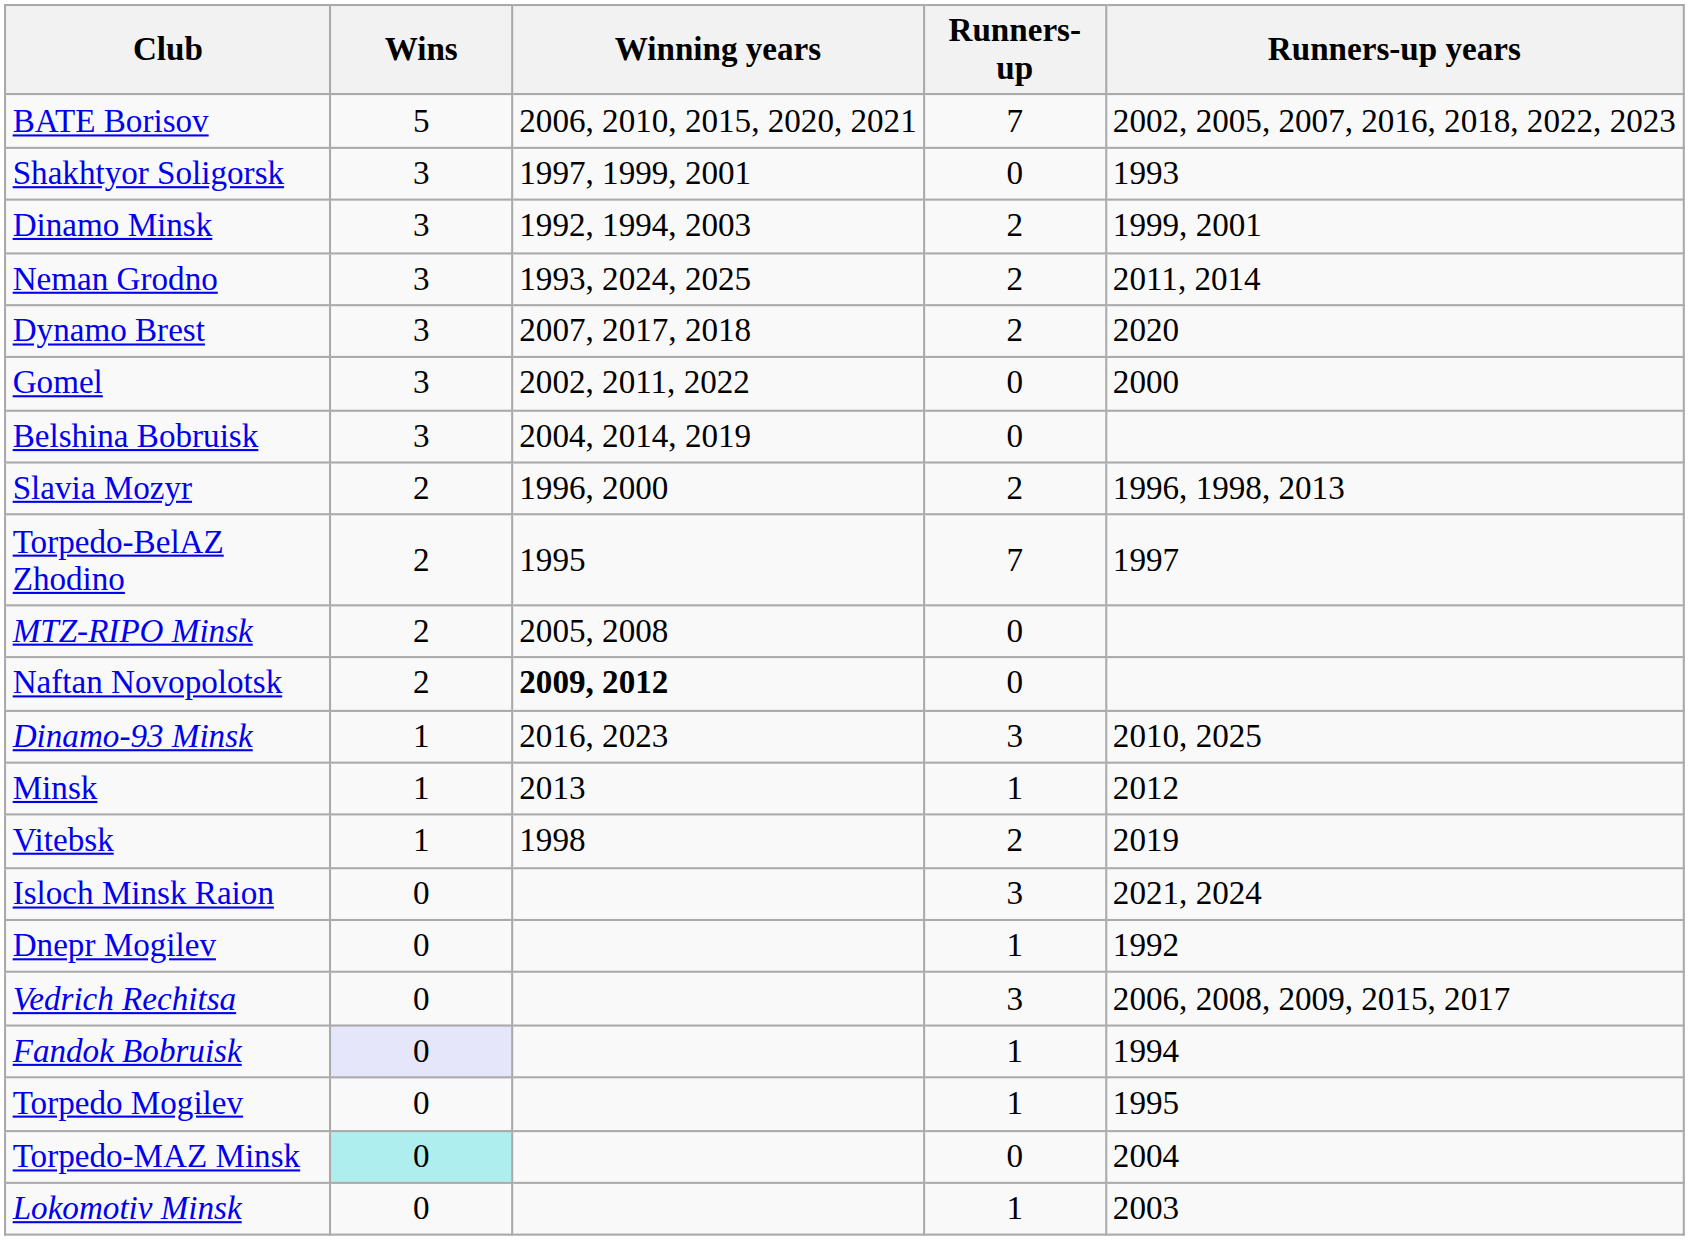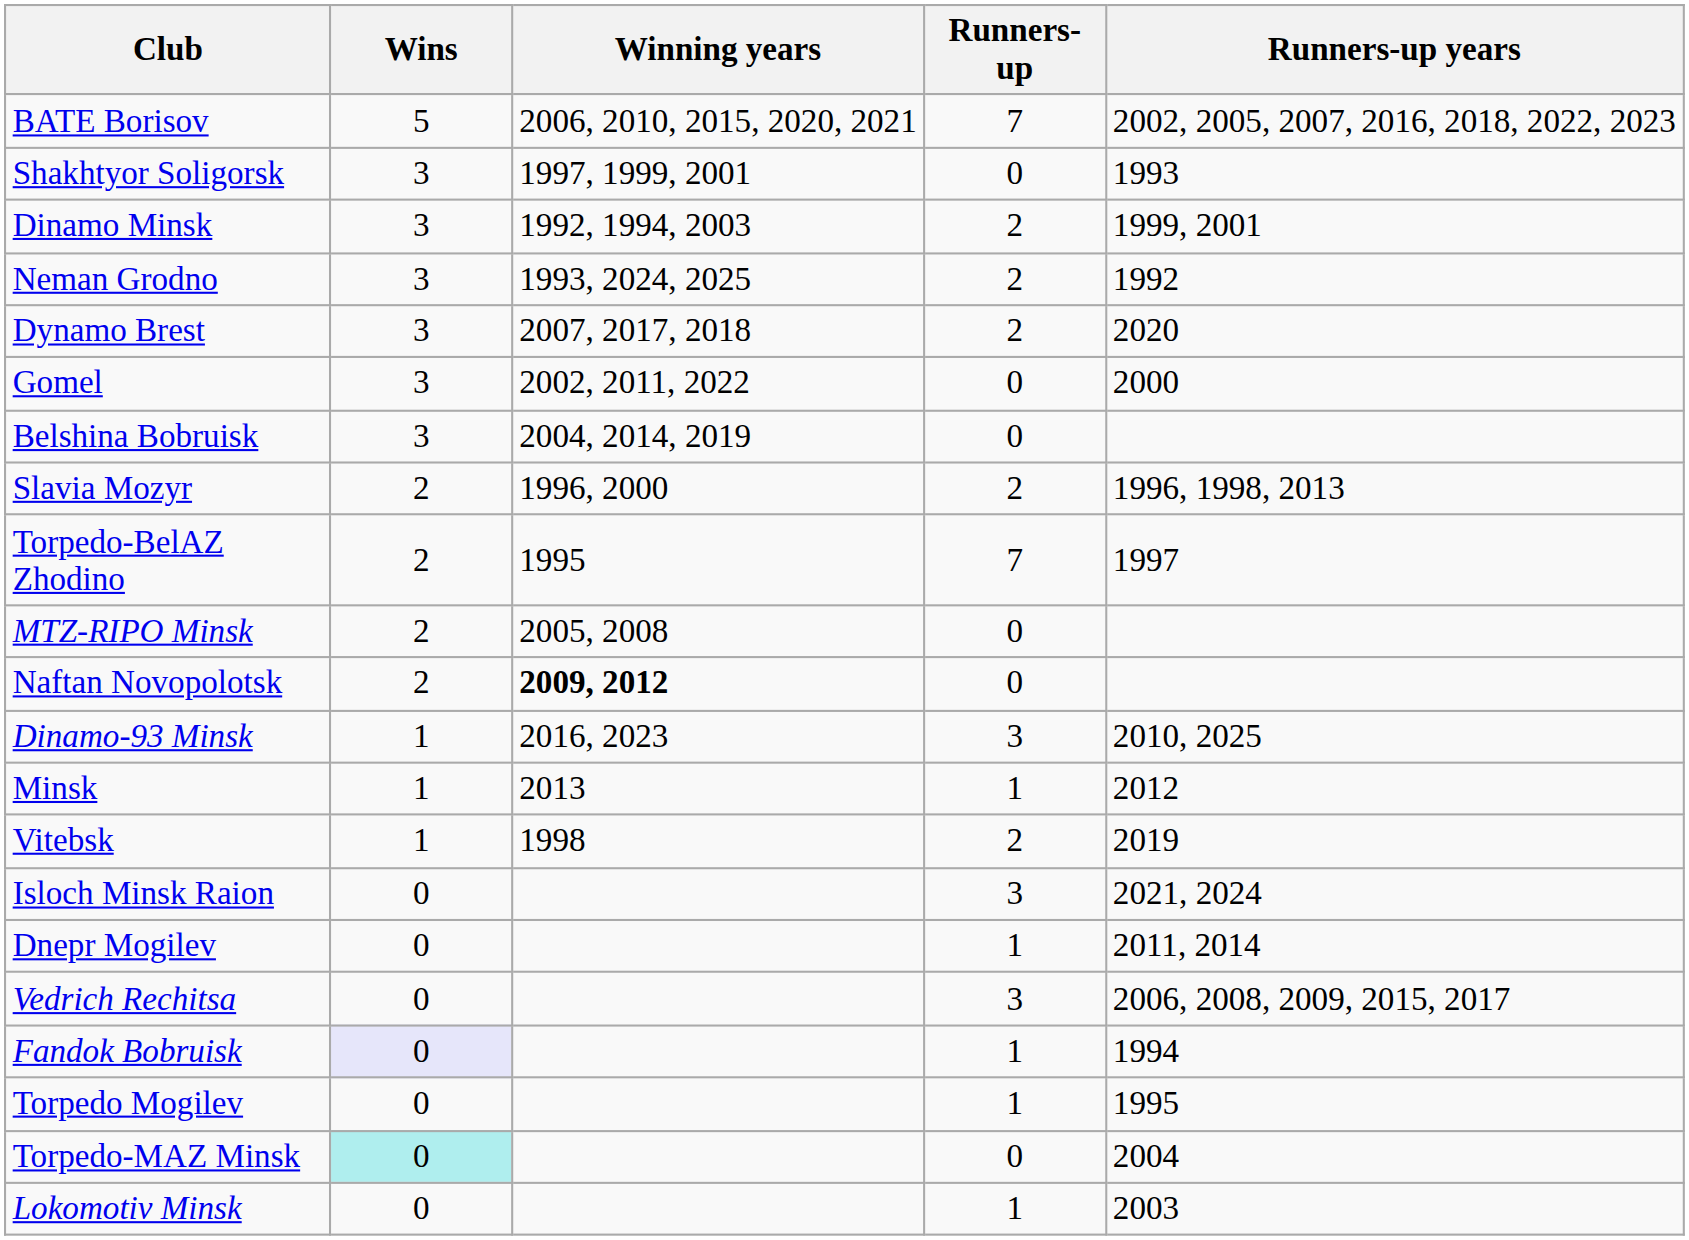(1187, 278) 2011, 2014 -> (1146, 278) 1992
(1146, 945) 1992 -> (1187, 945) 2011, 2014
